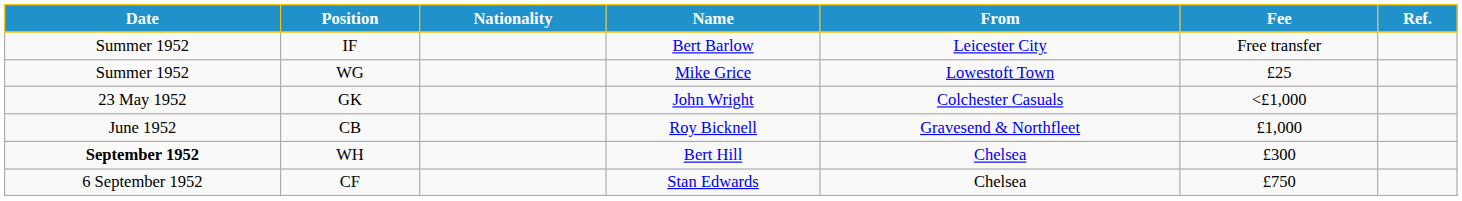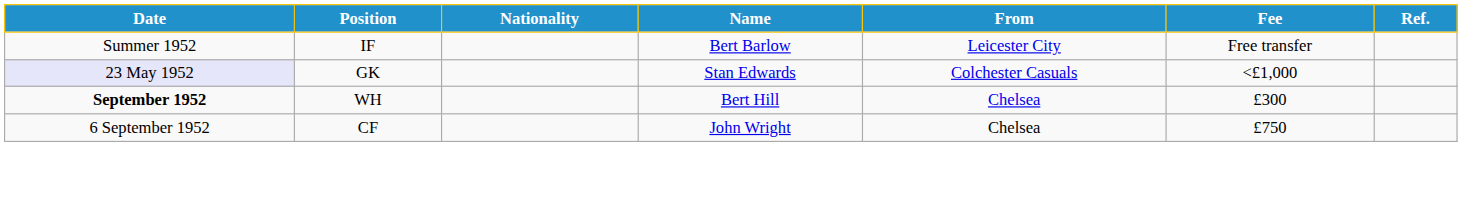- row: (350, 73)
(142, 100) no background -> (150, 73) lavender background
(713, 100) John Wright -> (750, 73) Stan Edwards
- row: (350, 127)
(713, 182) Stan Edwards -> (750, 127) John Wright
